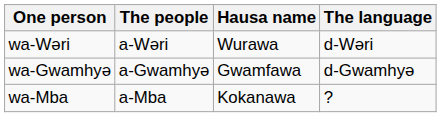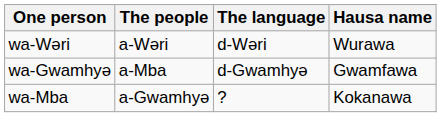columns swapped: (378, 17) <-> (267, 17)
(164, 71) a-Gwamhyə -> (143, 71) a-Mba
(143, 97) a-Mba -> (164, 97) a-Gwamhyə
